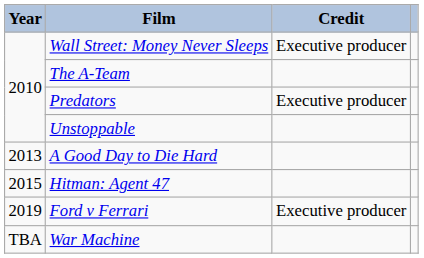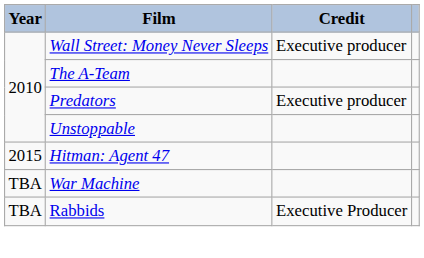- row: (133, 156)
- row: (99, 211)
+ row: (77, 211)
